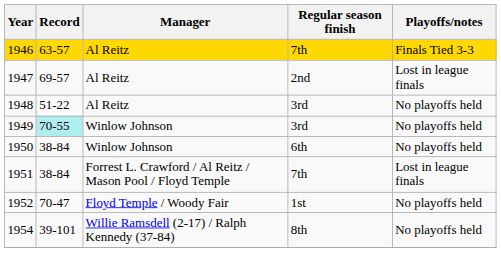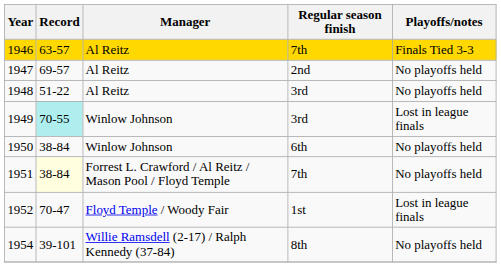(432, 77) Lost in league finals -> (439, 70) No playoffs held
(439, 126) No playoffs held -> (432, 118) Lost in league finals
(54, 174) no background -> (54, 174) lightyellow background
(432, 174) Lost in league finals -> (439, 174) No playoffs held
(439, 202) No playoffs held -> (432, 209) Lost in league finals
